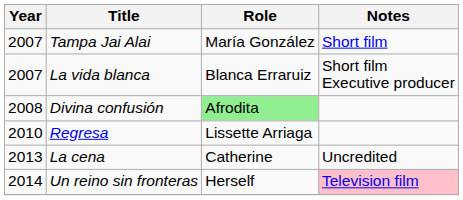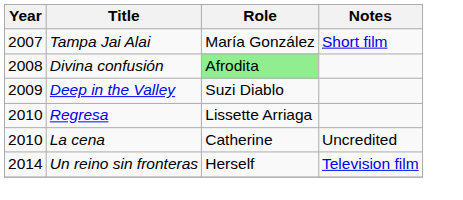- row: (100, 74)
+ row: (112, 90)
(25, 157) 2013 -> (25, 139) 2010
(370, 181) pink background -> (370, 164) no background
